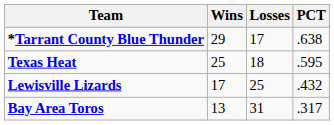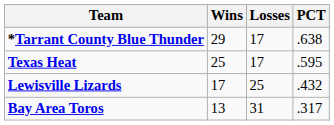(257, 62) 18 -> (257, 62) 17
